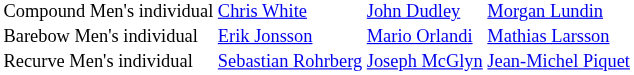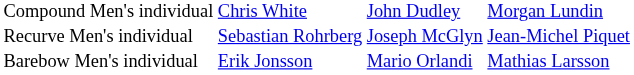rows swapped: (98, 61) <-> (101, 36)
